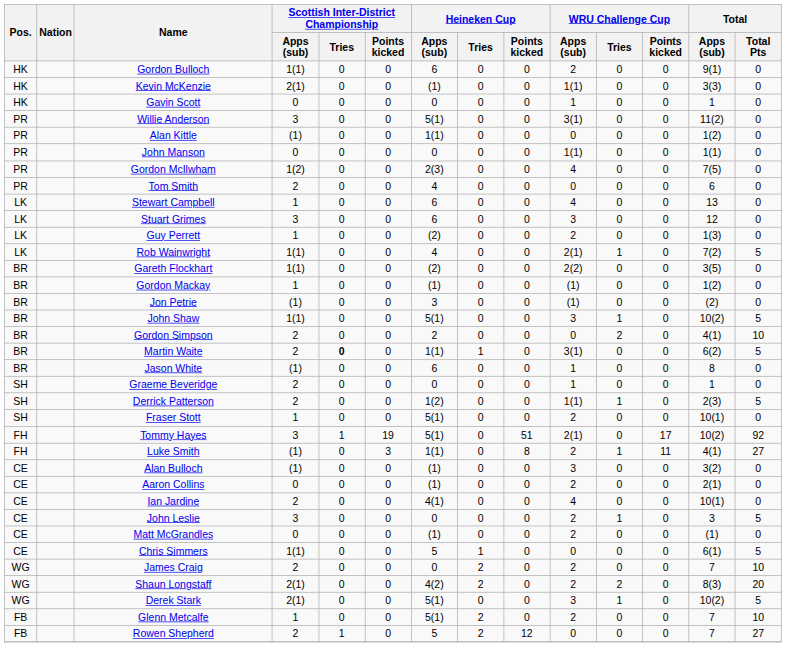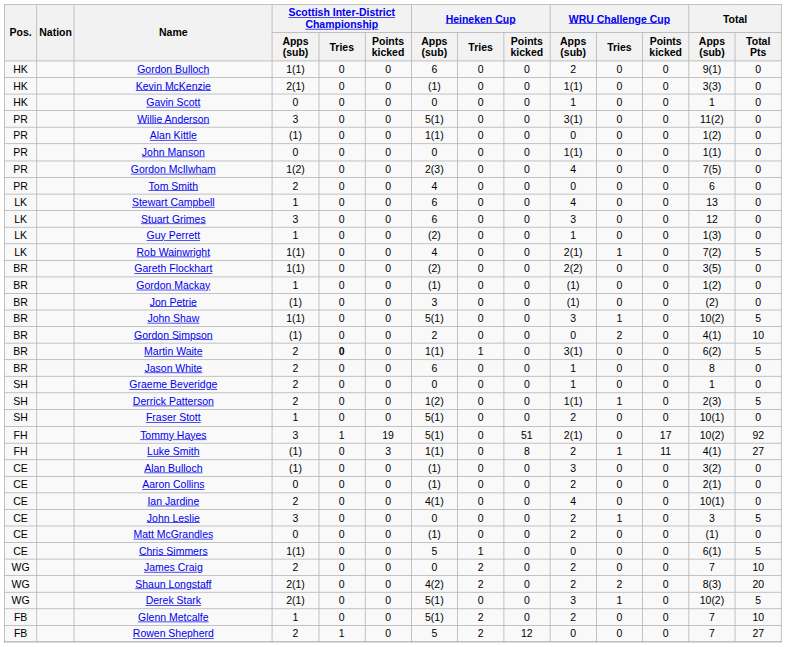(573, 236) 2 -> (573, 236) 1
(295, 335) 2 -> (296, 335) (1)
(296, 368) (1) -> (295, 368) 2
